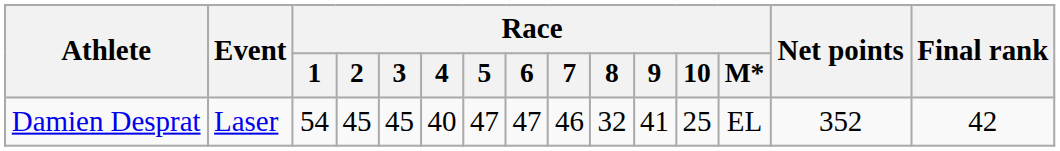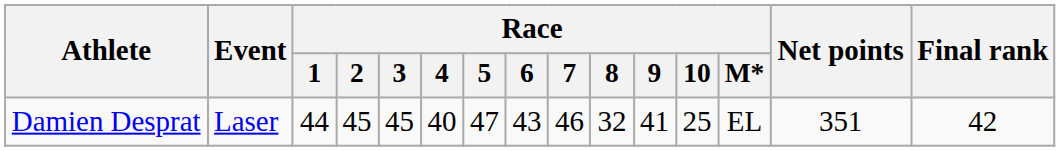(314, 121) 54 -> (314, 121) 44
(527, 121) 47 -> (527, 121) 43
(841, 121) 352 -> (841, 121) 351
